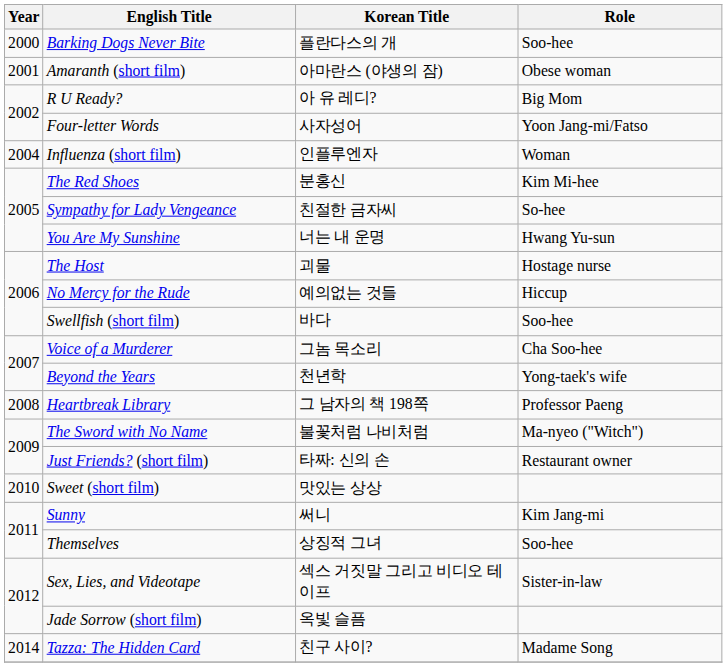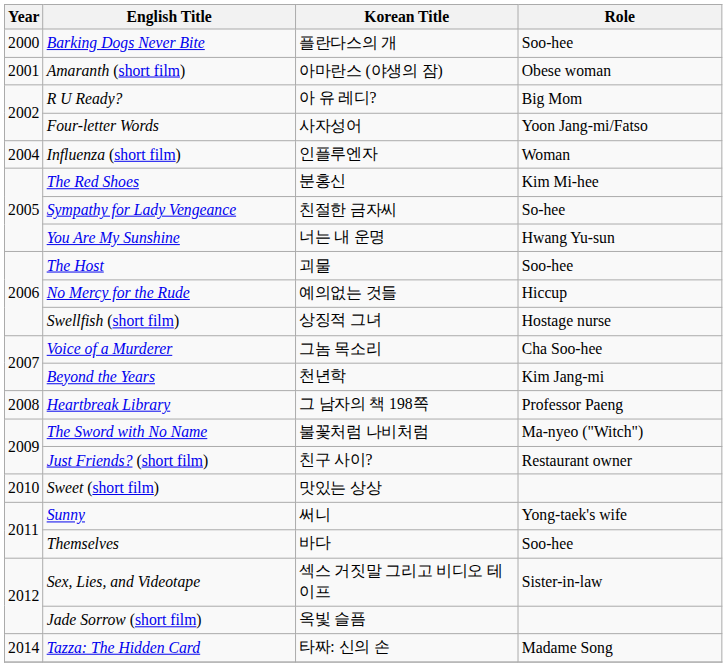(566, 265) Hostage nurse -> (547, 265) Soo-hee
(315, 320) 바다 -> (340, 320) 상징적 그녀
(547, 321) Soo-hee -> (566, 321) Hostage nurse
(574, 376) Yong-taek's wife -> (563, 376) Kim Jang-mi
(344, 459) 타짜: 신의 손 -> (336, 459) 친구 사이?
(563, 515) Kim Jang-mi -> (574, 515) Yong-taek's wife
(340, 543) 상징적 그녀 -> (315, 543) 바다
(336, 647) 친구 사이? -> (344, 647) 타짜: 신의 손
